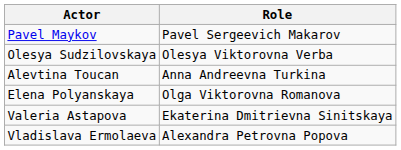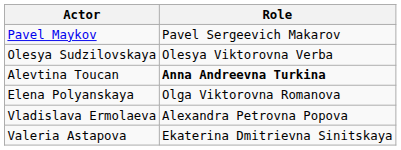(244, 75) normal -> (244, 75) bold
rows swapped: (82, 135) <-> (67, 115)
